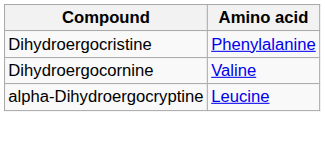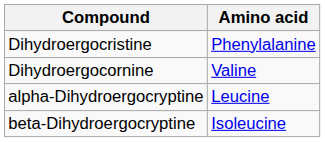+ row: (102, 123)
